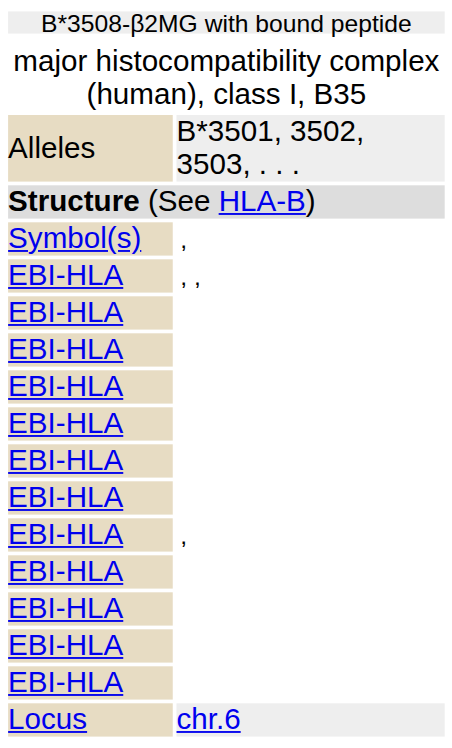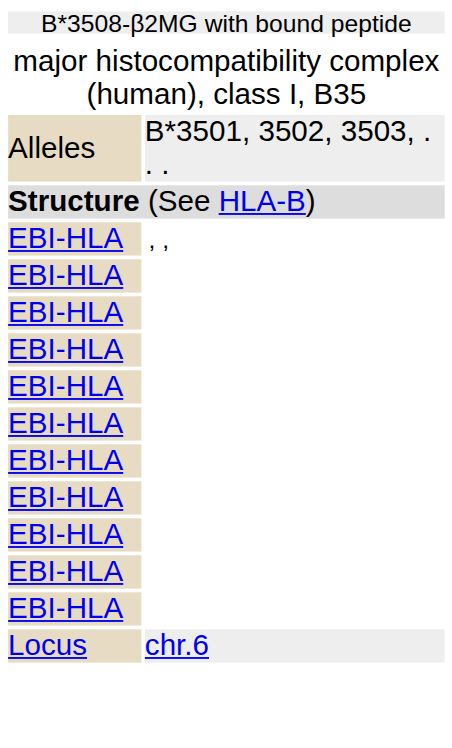- row: (75, 238)
- row: (66, 534)
